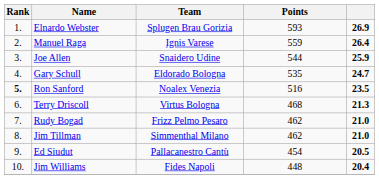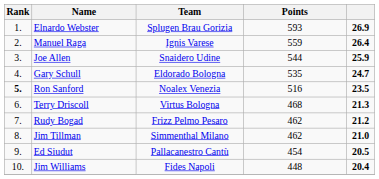(361, 120) 21.0 -> (361, 120) 21.2
